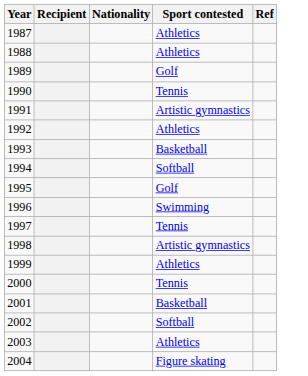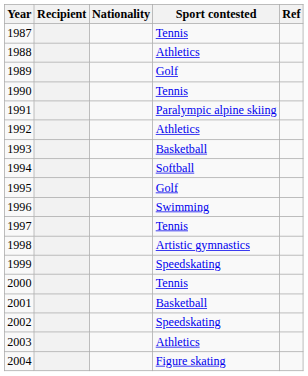(178, 33) Athletics -> (172, 33) Tennis
(203, 110) Artistic gymnastics -> (216, 110) Paralympic alpine skiing
(178, 264) Athletics -> (188, 264) Speedskating
(175, 322) Softball -> (188, 322) Speedskating
